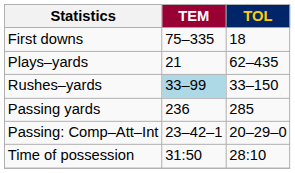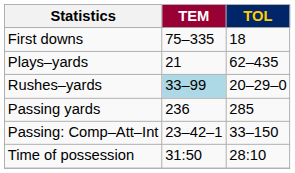(254, 86) 33–150 -> (258, 86) 20–29–0
(258, 132) 20–29–0 -> (254, 132) 33–150
